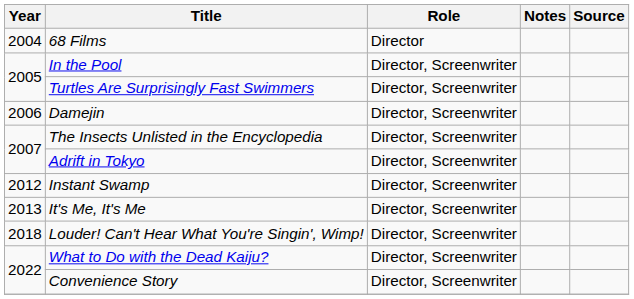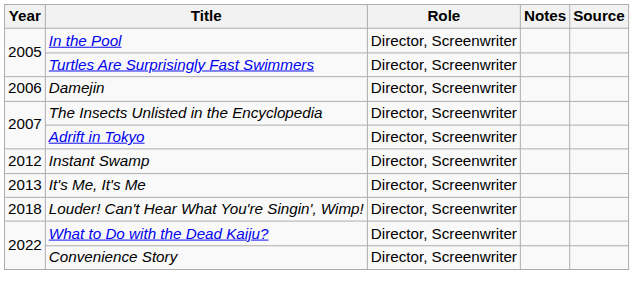- row: (78, 40)
